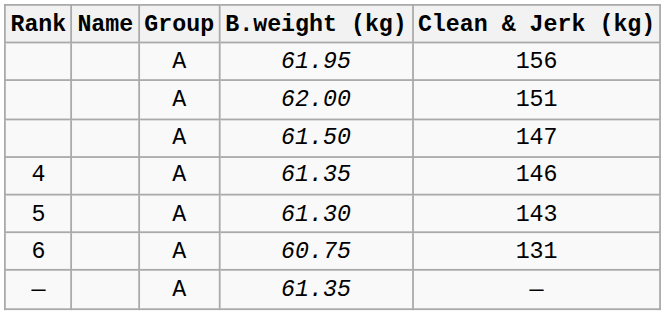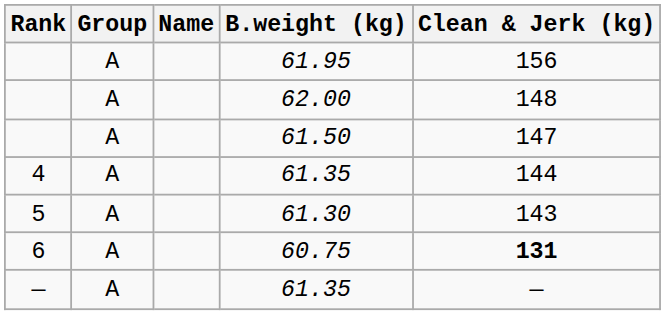columns swapped: (105, 24) <-> (179, 24)
(537, 100) 151 -> (537, 100) 148
(537, 176) 146 -> (537, 176) 144
(537, 251) normal -> (537, 251) bold
